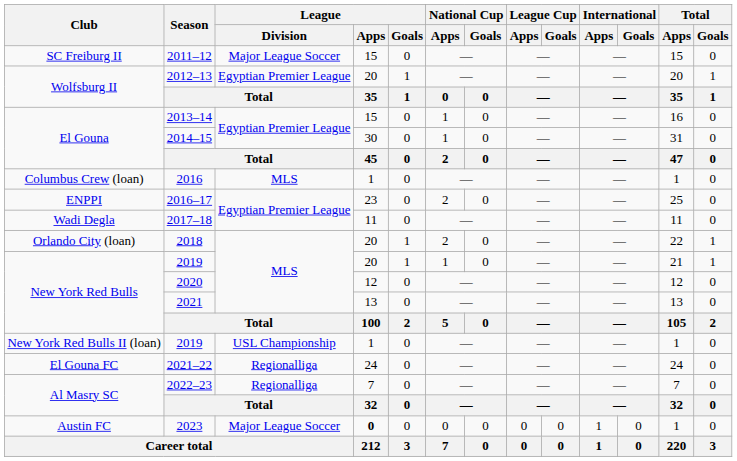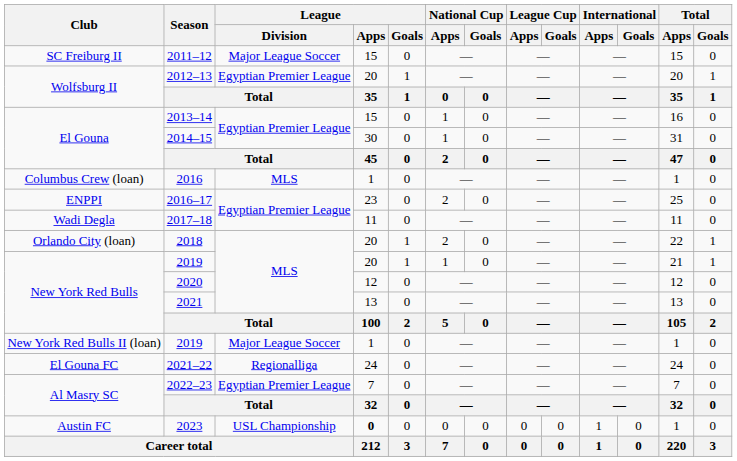(284, 343) USL Championship -> (284, 343) Major League Soccer
(284, 384) Regionalliga -> (284, 384) Egyptian Premier League
(284, 425) Major League Soccer -> (284, 425) USL Championship
